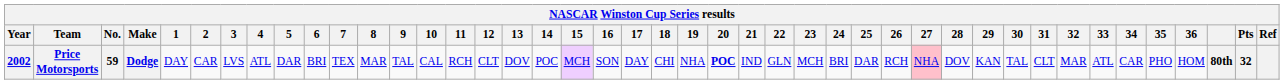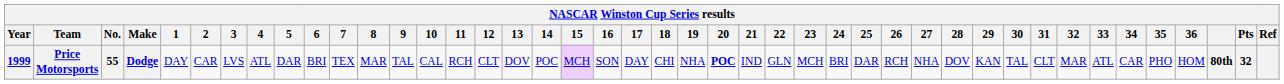(19, 62) 2002 -> (19, 62) 1999
(112, 62) 59 -> (112, 62) 55
(926, 62) pink background -> (926, 62) no background
